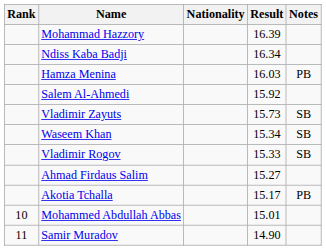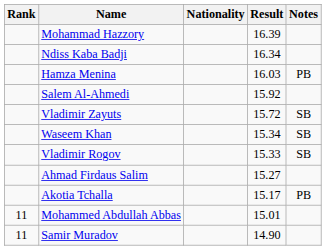(267, 114) 15.73 -> (267, 114) 15.72
(21, 215) 10 -> (21, 215) 11
